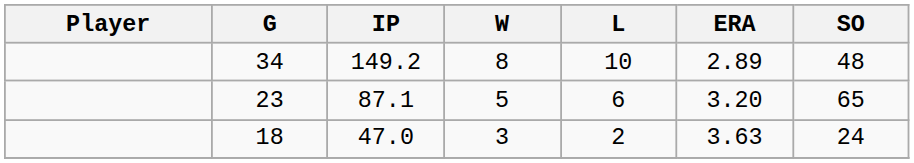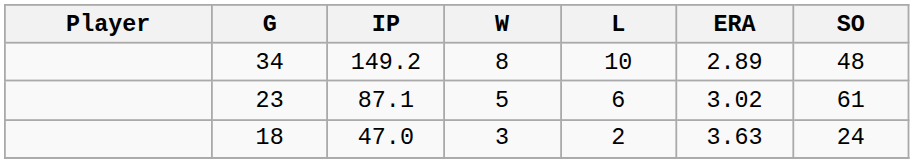(735, 100) 3.20 -> (735, 100) 3.02
(851, 100) 65 -> (851, 100) 61
